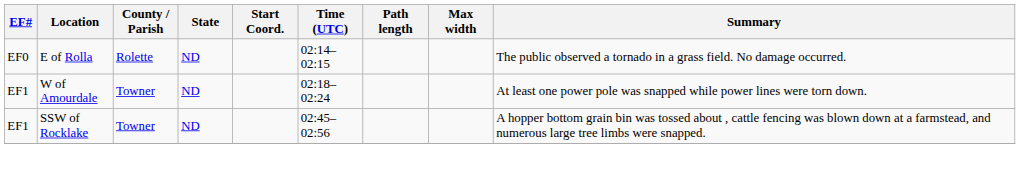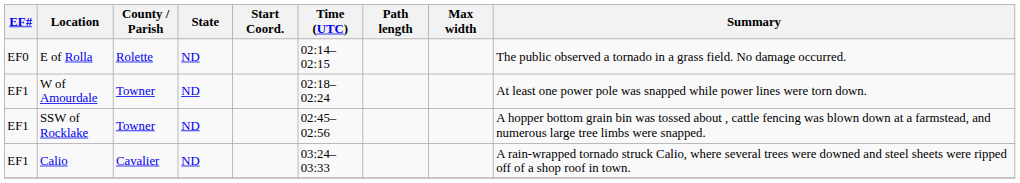+ row: (54, 160)
